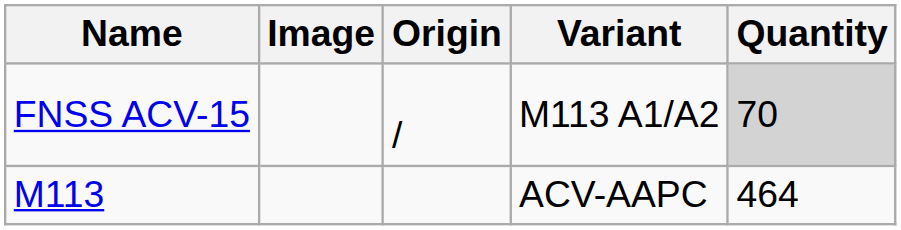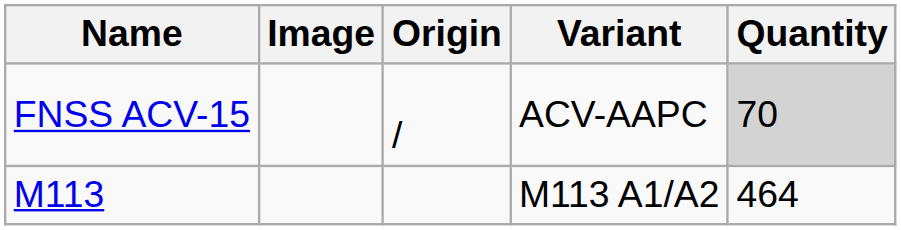(619, 114) M113 A1/A2 -> (613, 114) ACV-AAPC
(613, 194) ACV-AAPC -> (619, 194) M113 A1/A2
